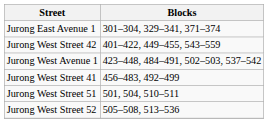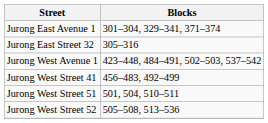+ row: (50, 45)
- row: (52, 45)
